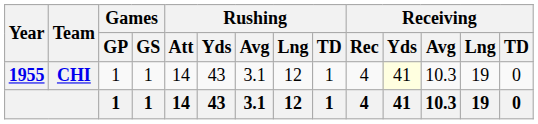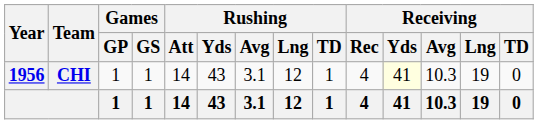(27, 75) 1955 -> (27, 75) 1956
